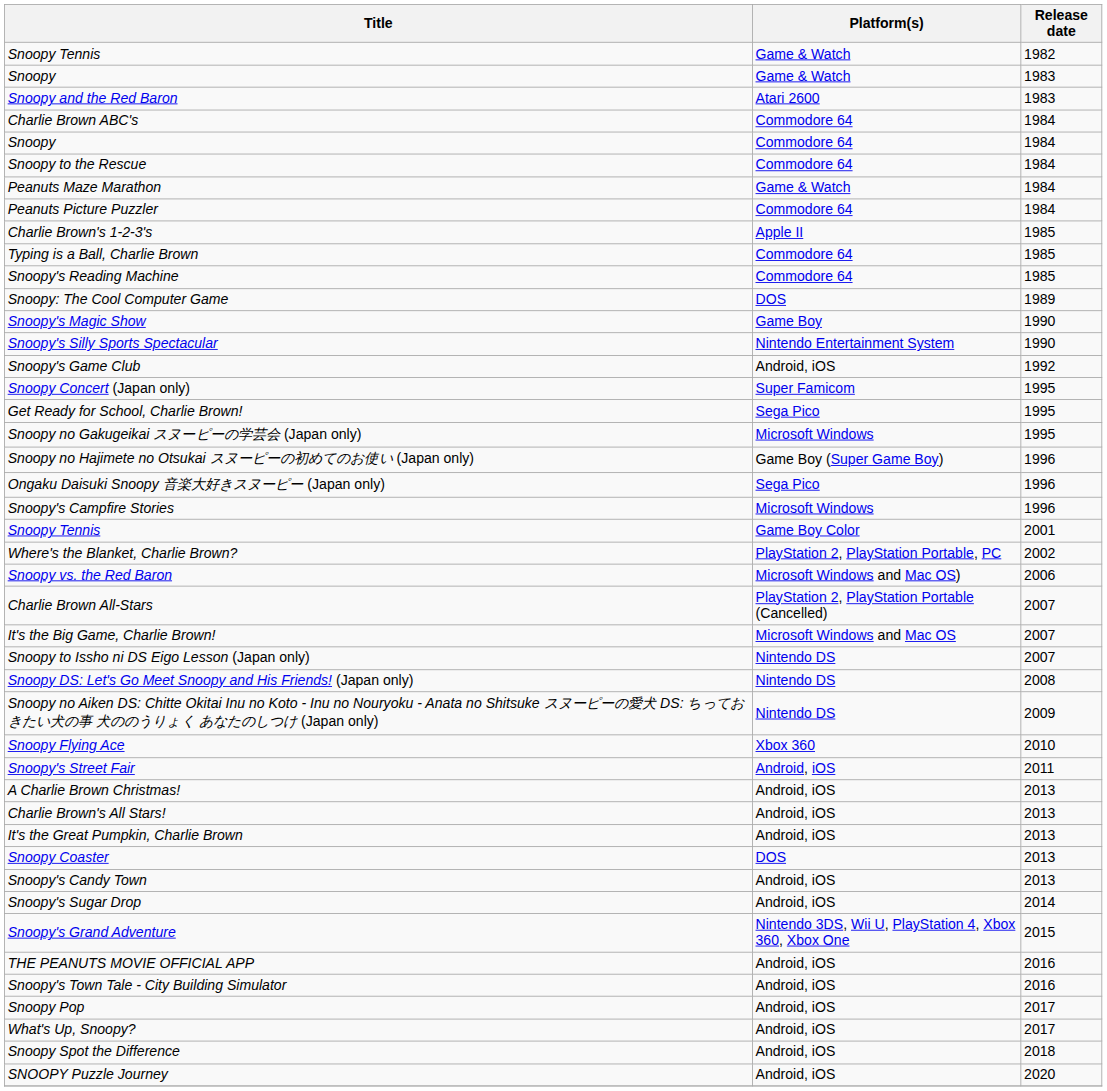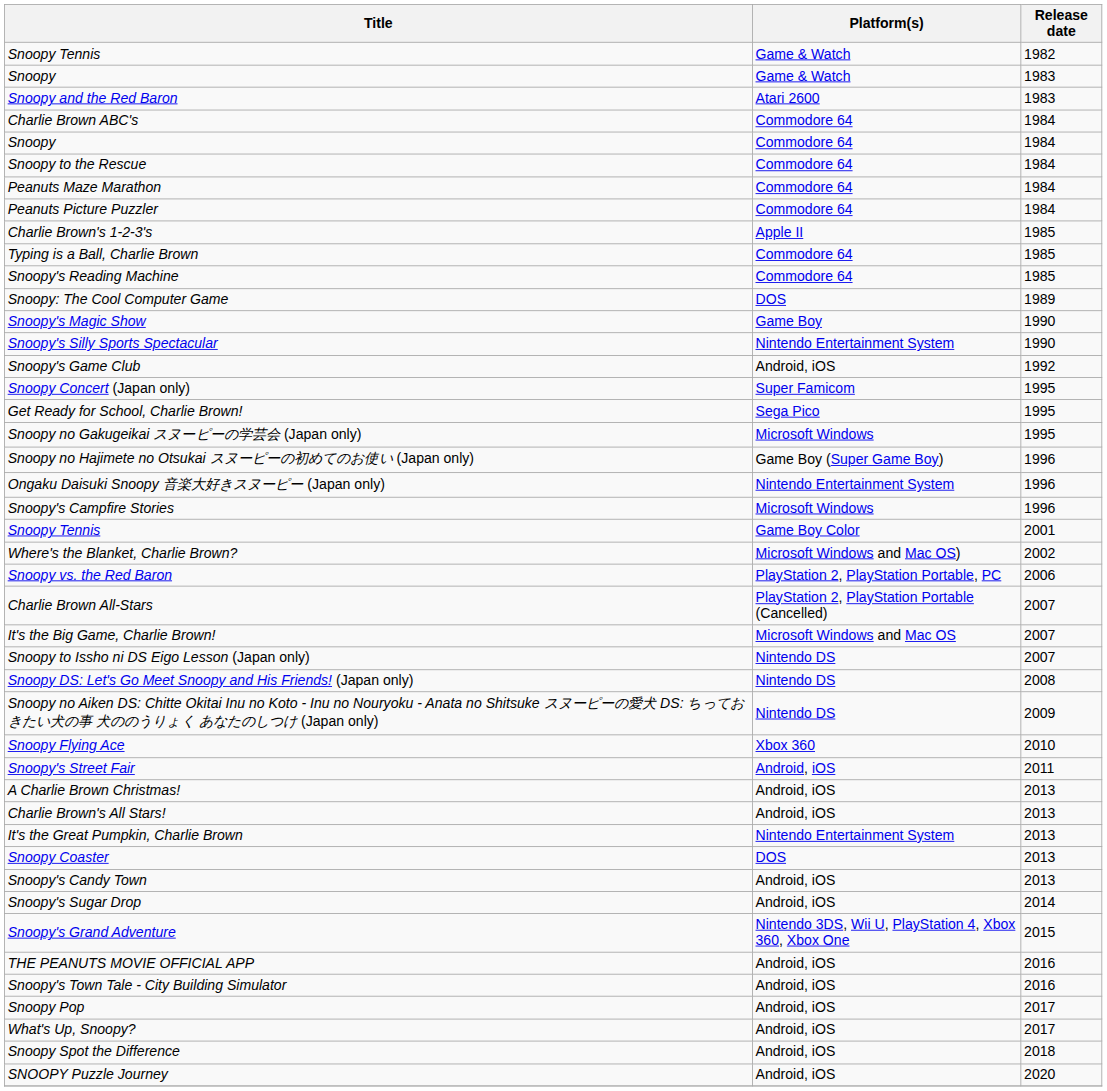(803, 187) Game & Watch -> (804, 187) Commodore 64
(788, 484) Sega Pico -> (855, 484) Nintendo Entertainment System
(878, 553) PlayStation 2, PlayStation Portable, PC -> (858, 553) Microsoft Windows and Mac OS)
(858, 575) Microsoft Windows and Mac OS) -> (878, 575) PlayStation 2, PlayStation Portable, PC
(795, 835) Android, iOS -> (855, 835) Nintendo Entertainment System
